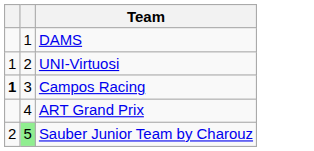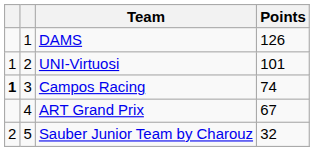+ column: (283, 16)
(28, 134) lightgreen background -> (28, 134) no background
